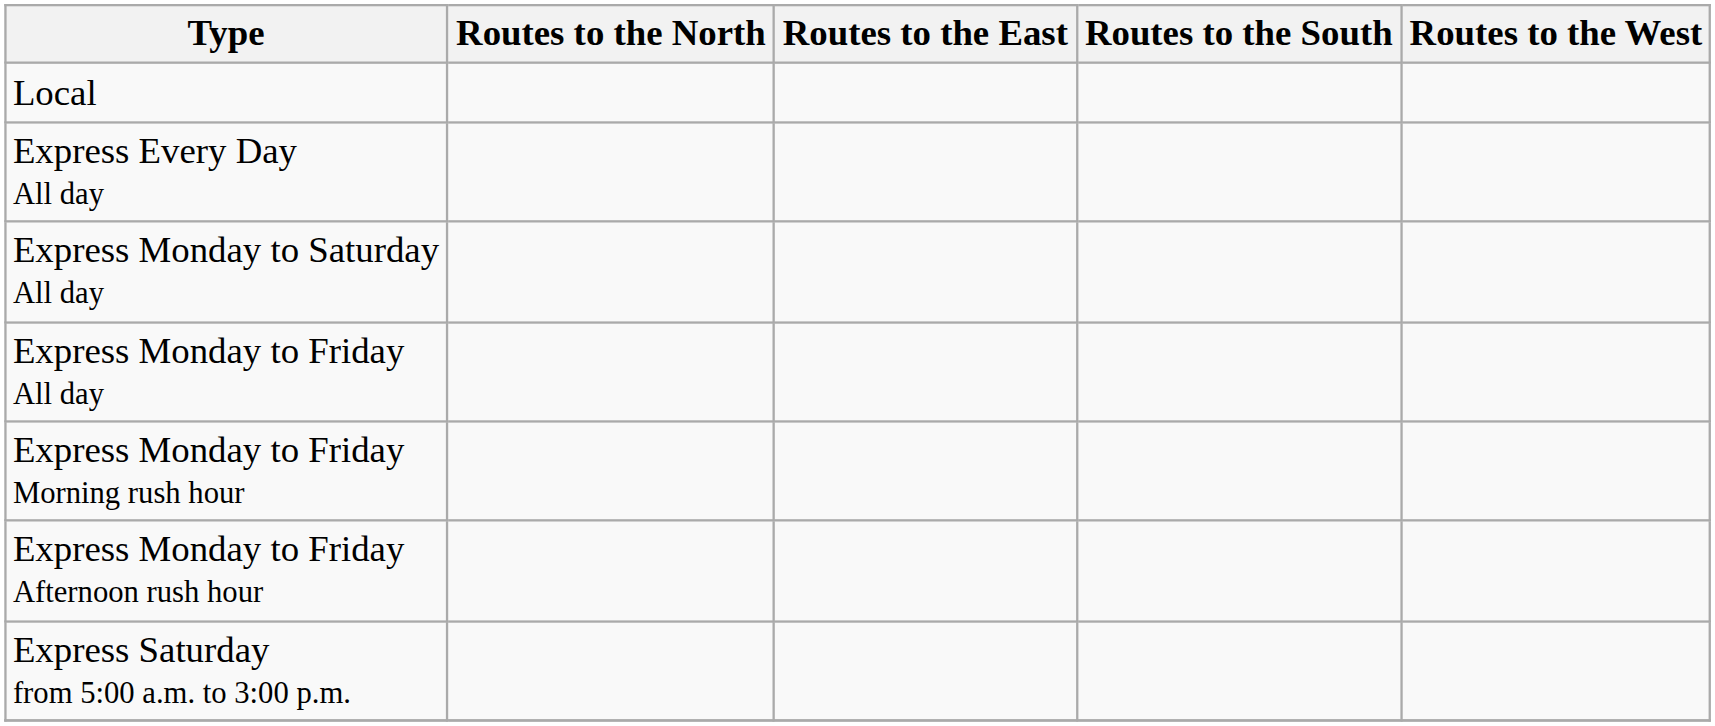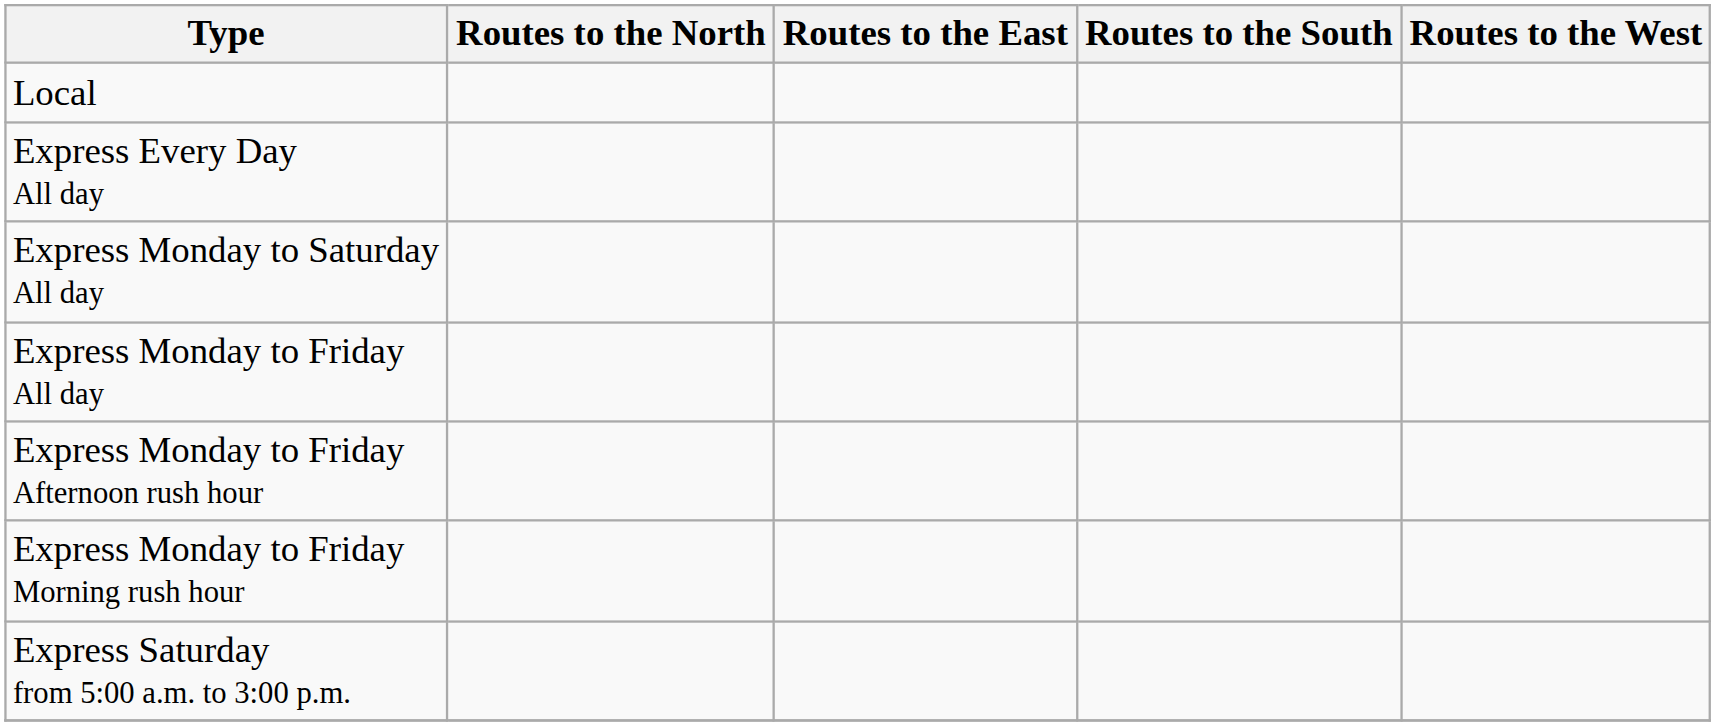rows swapped: (209, 470) <-> (209, 570)
